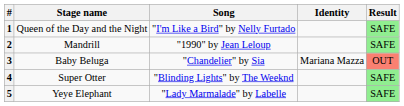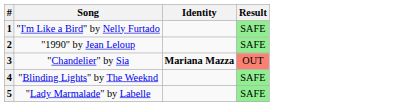- column: (82, 12)
(332, 61) normal -> (199, 61) bold
